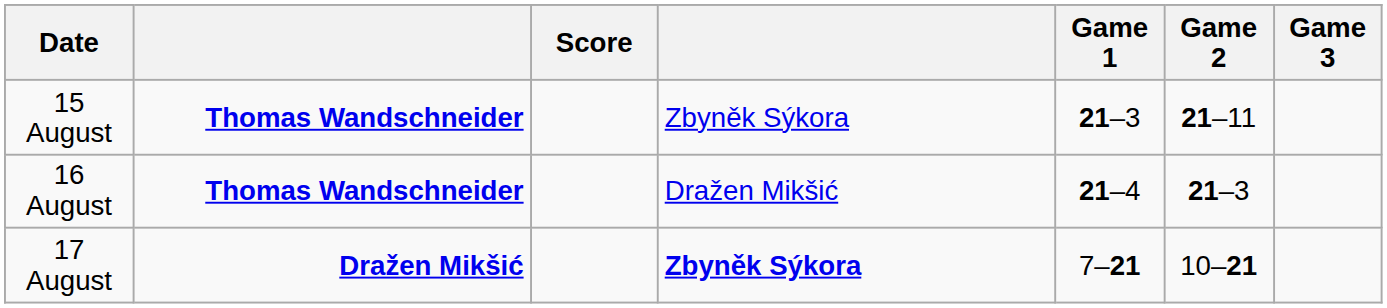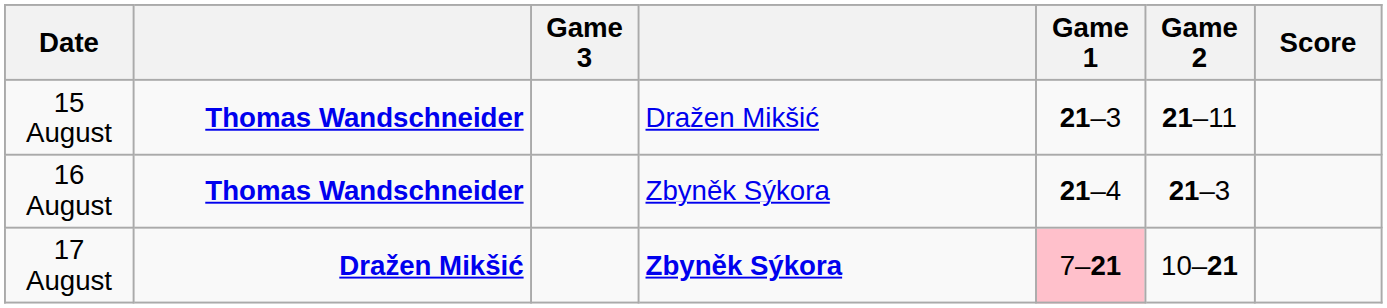columns swapped: (594, 43) <-> (1328, 43)
(757, 117) Zbyněk Sýkora -> (732, 117) Dražen Mikšić
(751, 191) Dražen Mikšić -> (738, 191) Zbyněk Sýkora
(1110, 266) no background -> (1090, 266) pink background
